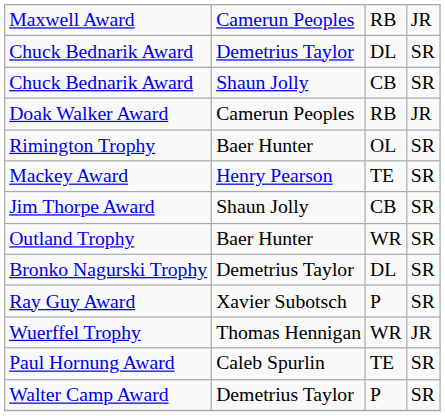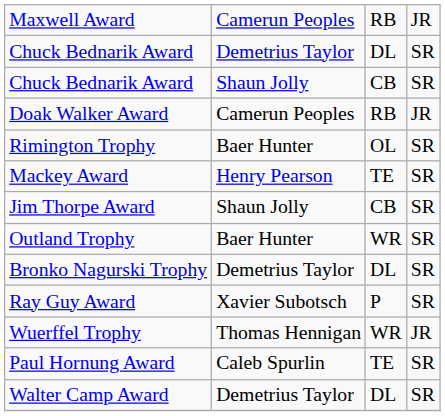(376, 394) P -> (383, 394) DL
